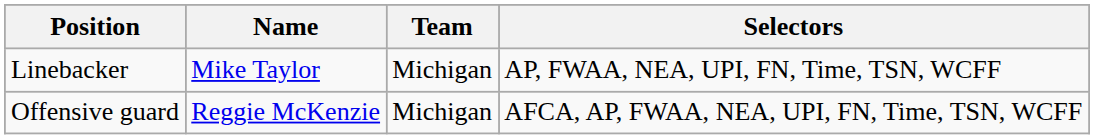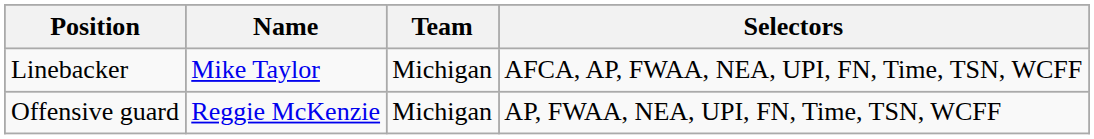(753, 69) AP, FWAA, NEA, UPI, FN, Time, TSN, WCFF -> (793, 69) AFCA, AP, FWAA, NEA, UPI, FN, Time, TSN, WCFF
(793, 112) AFCA, AP, FWAA, NEA, UPI, FN, Time, TSN, WCFF -> (753, 112) AP, FWAA, NEA, UPI, FN, Time, TSN, WCFF
